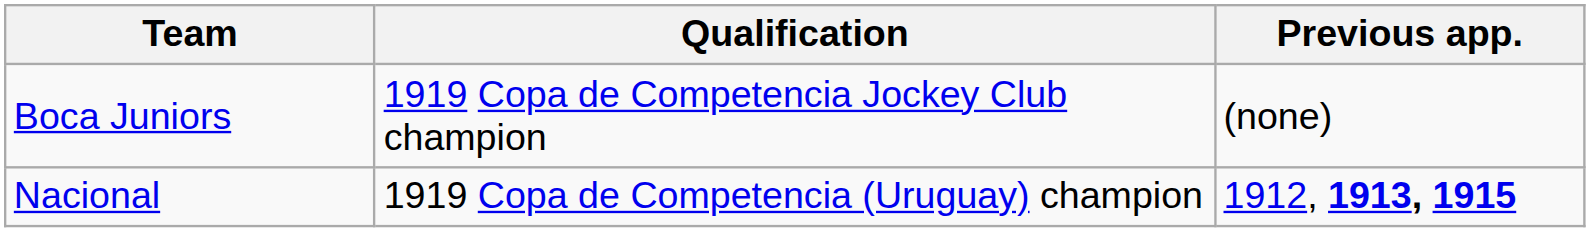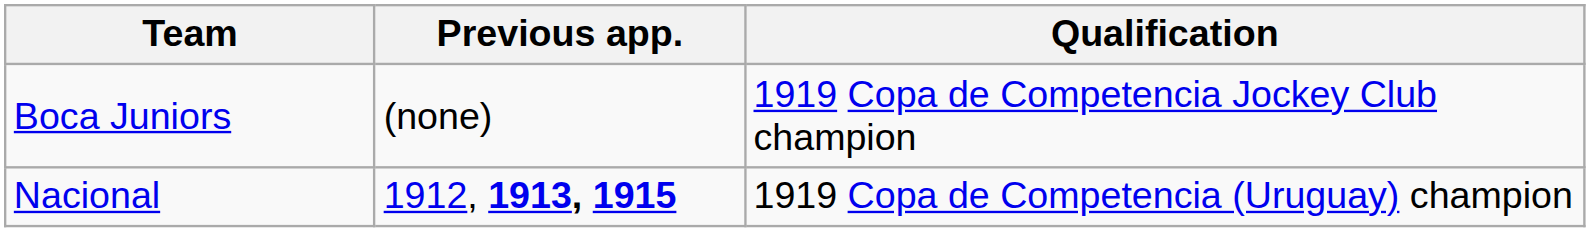columns swapped: (795, 34) <-> (1400, 34)
